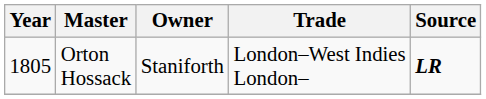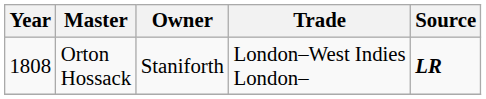(30, 65) 1805 -> (30, 65) 1808
